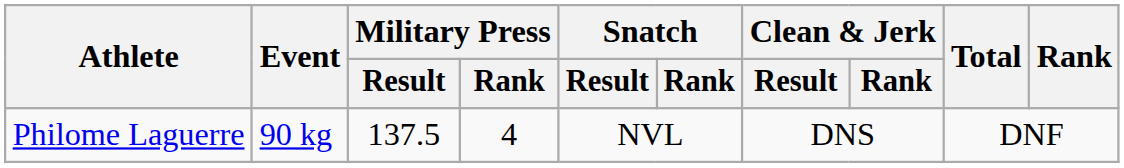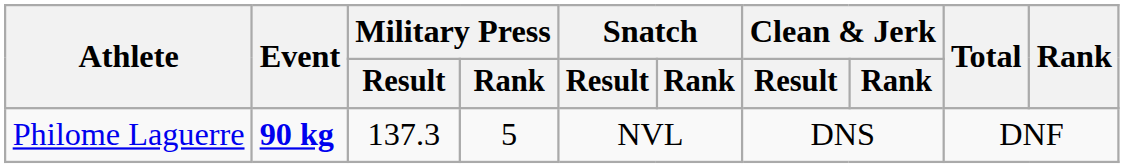(296, 135) normal -> (297, 135) bold
(404, 135) 137.5 -> (404, 135) 137.3
(509, 135) 4 -> (509, 135) 5
